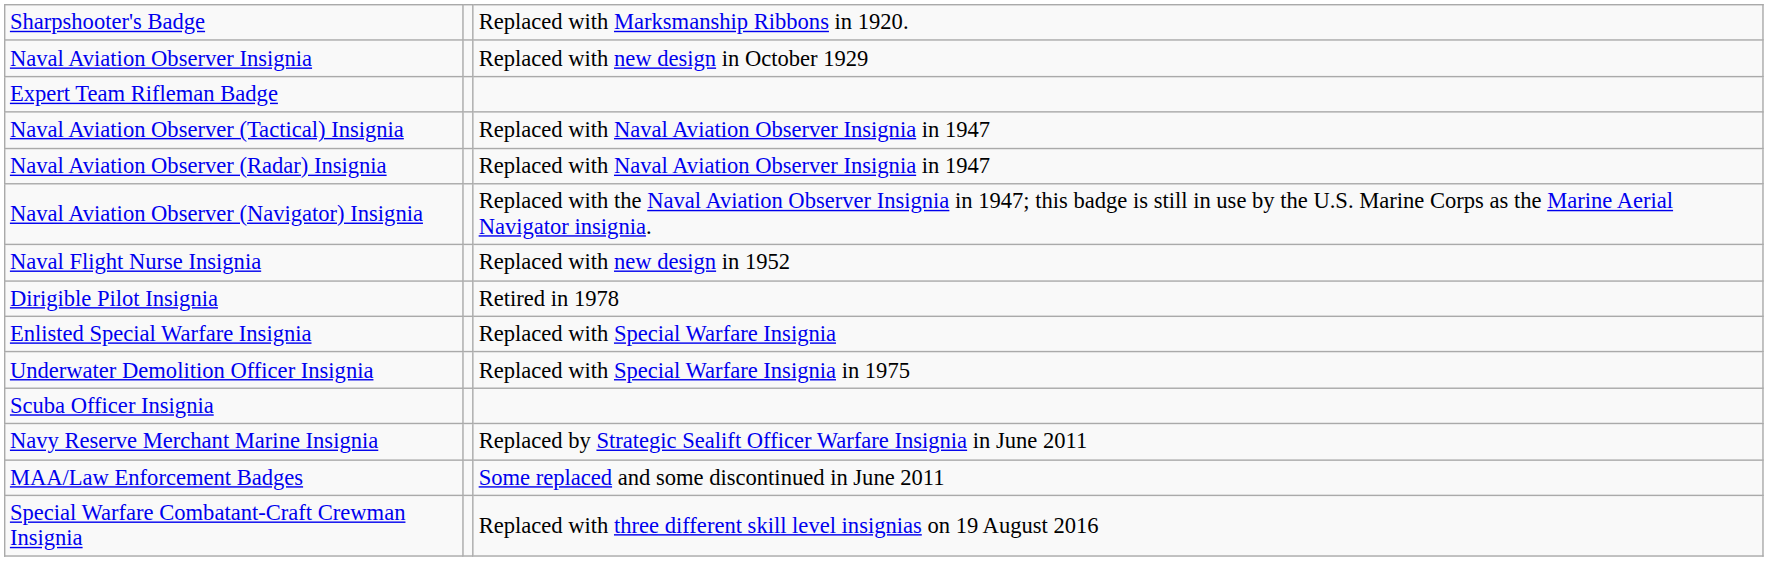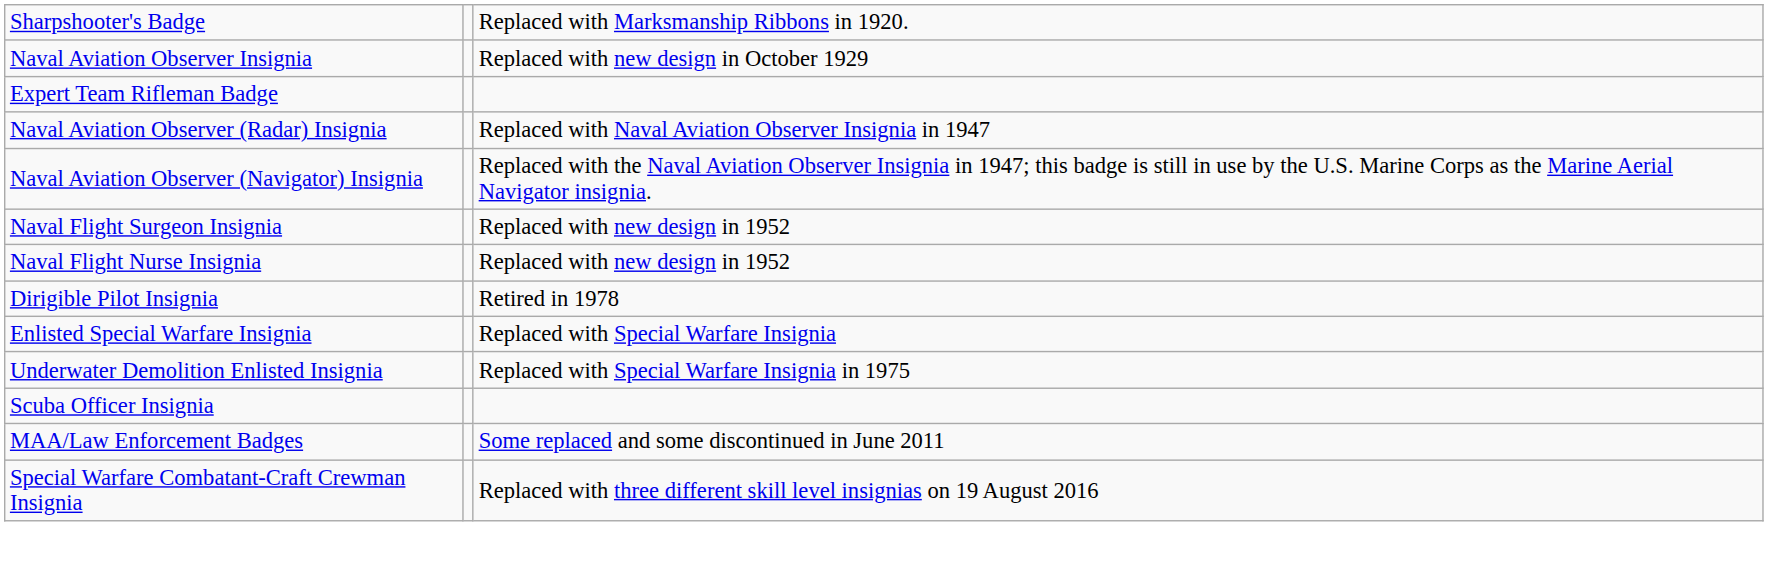- row: (207, 129)
+ row: (146, 226)
- row: (192, 369)
+ row: (196, 369)
- row: (194, 441)
